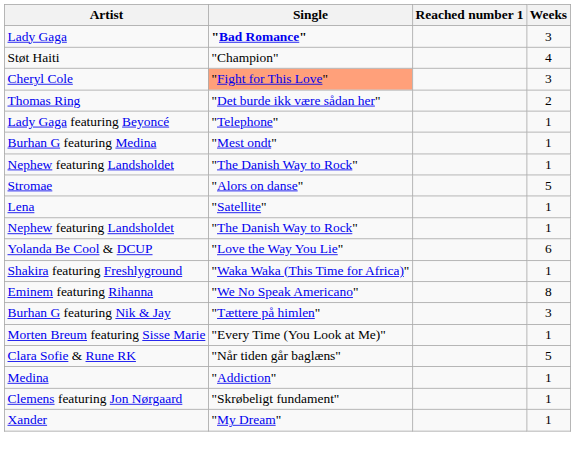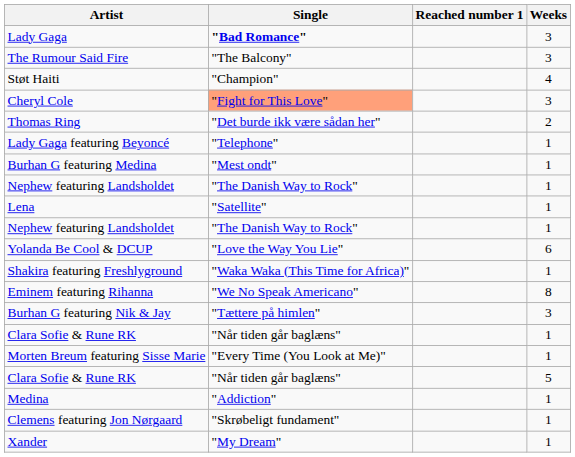+ row: (68, 57)
- row: (30, 185)
+ row: (72, 334)
